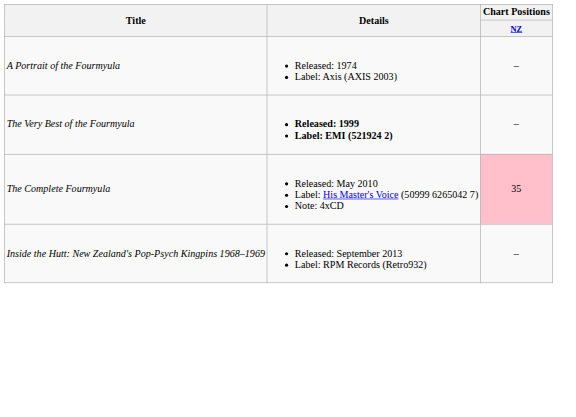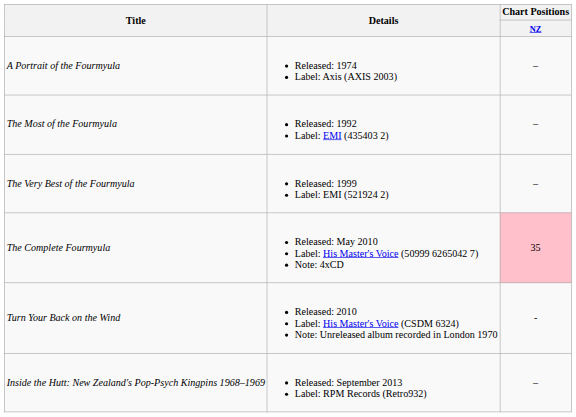+ row: (62, 124)
(374, 130) bold -> (384, 189) normal
+ row: (63, 318)
